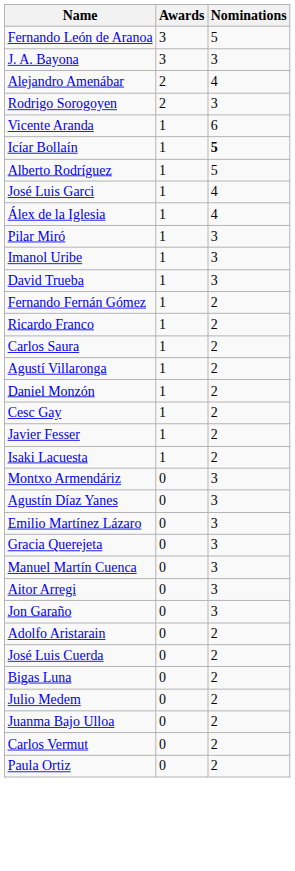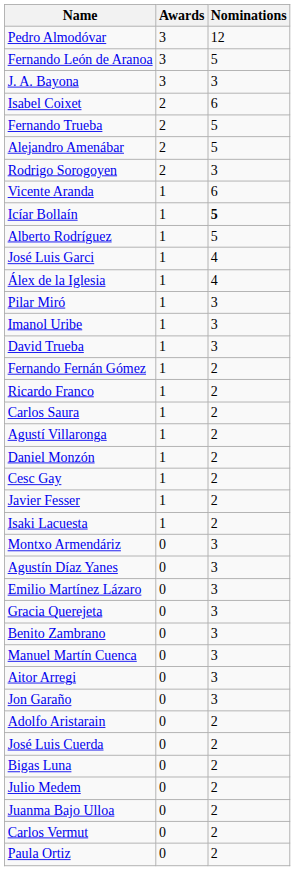+ row: (57, 37)
+ row: (45, 103)
+ row: (55, 125)
(214, 81) 4 -> (214, 147) 5
+ row: (57, 633)
